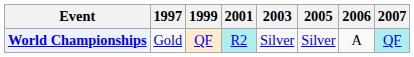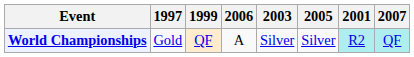columns swapped: (239, 16) <-> (357, 16)
